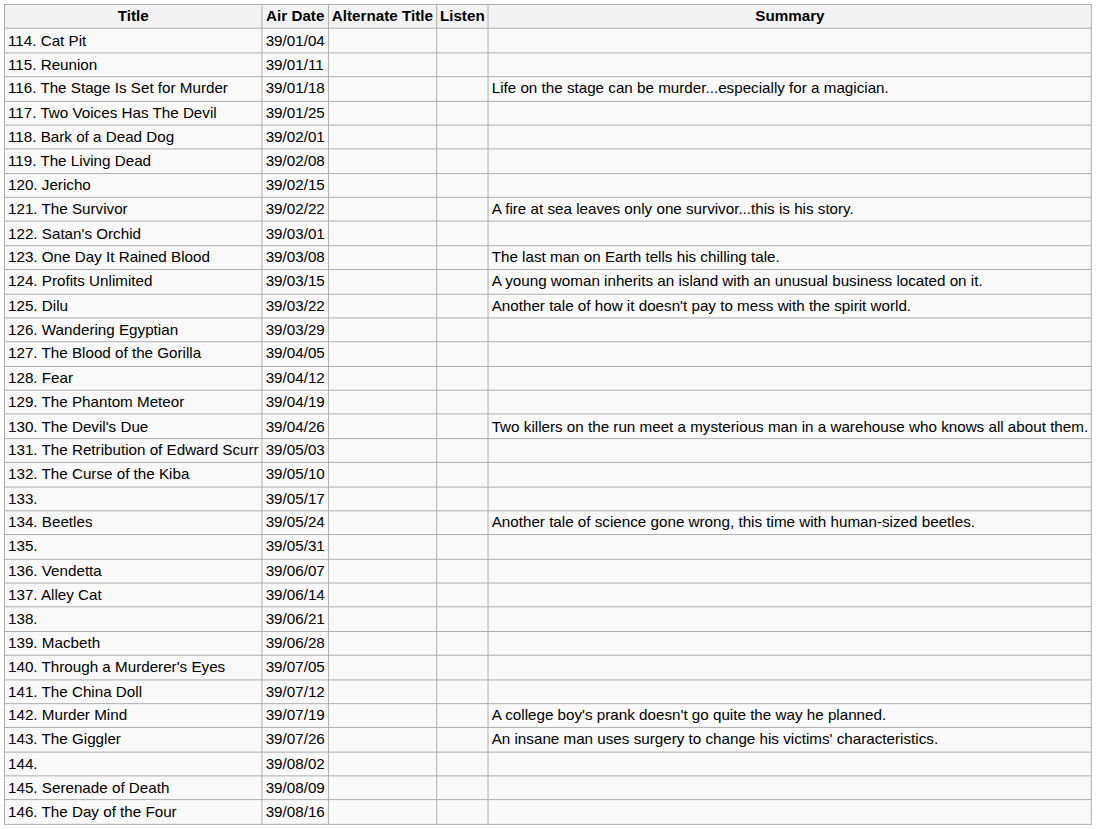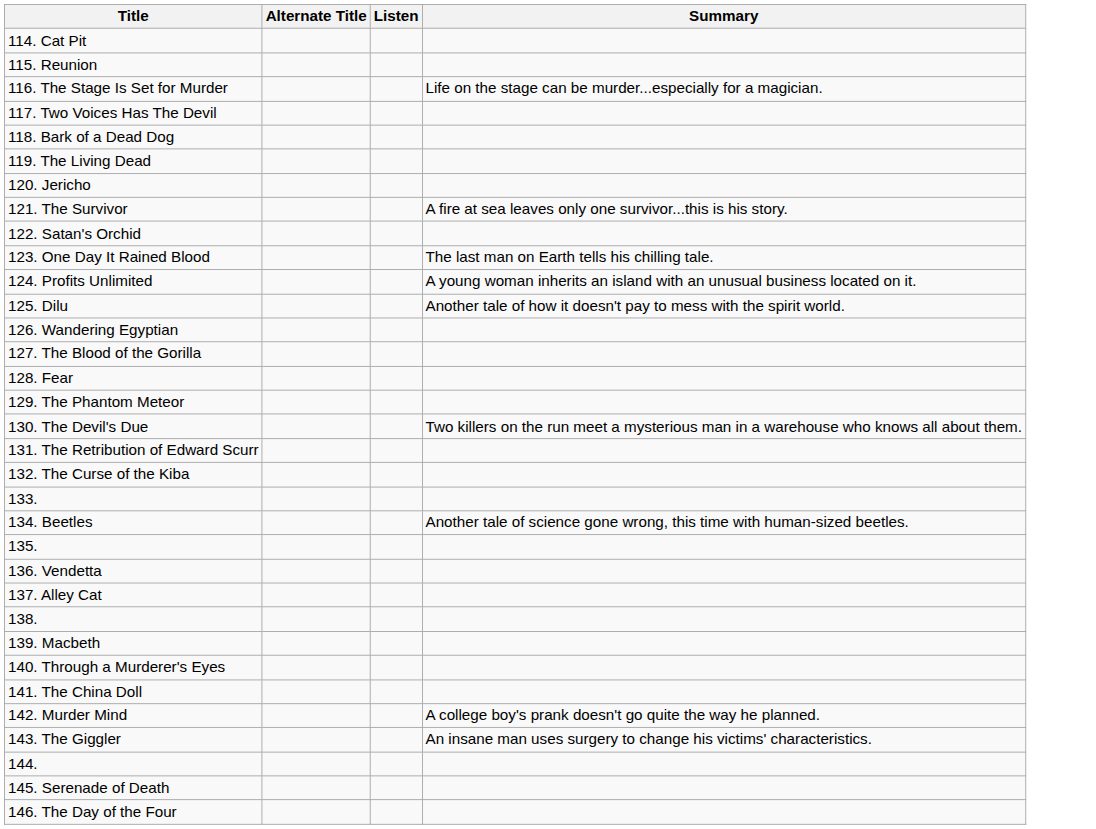- column: (295, 16)
